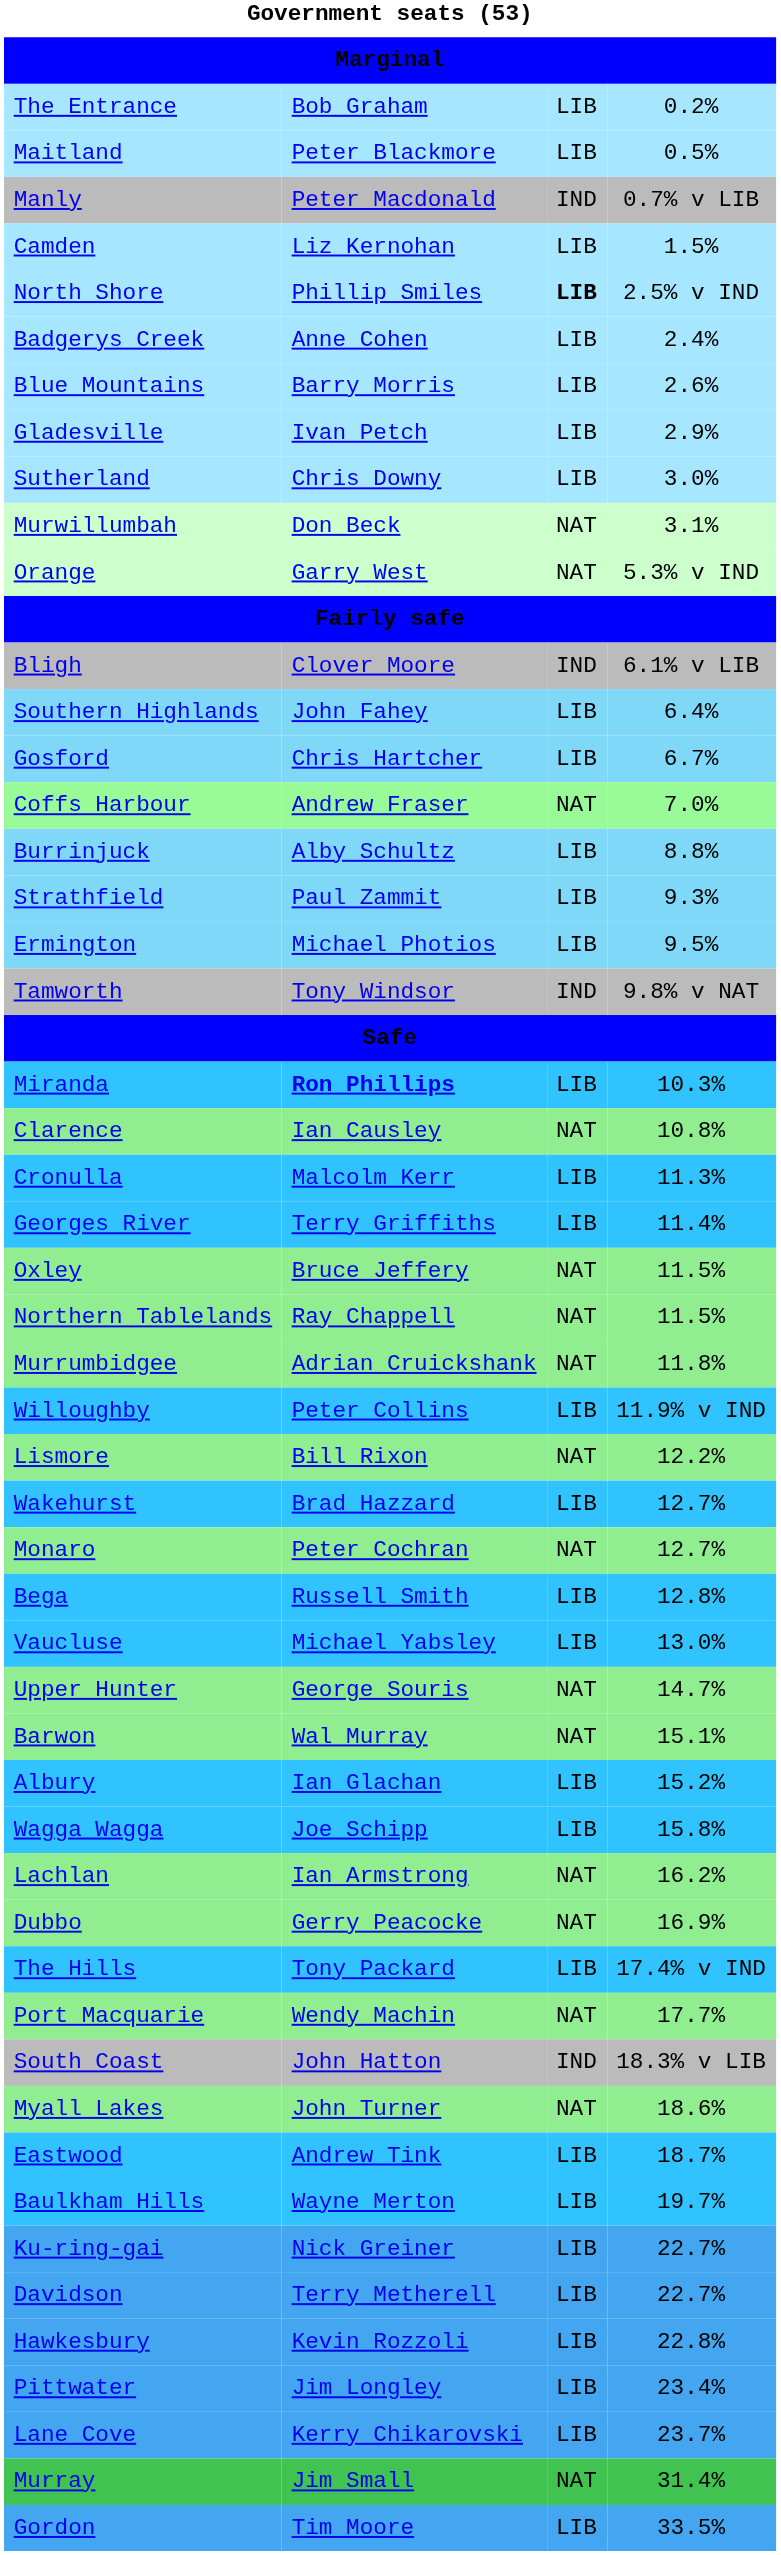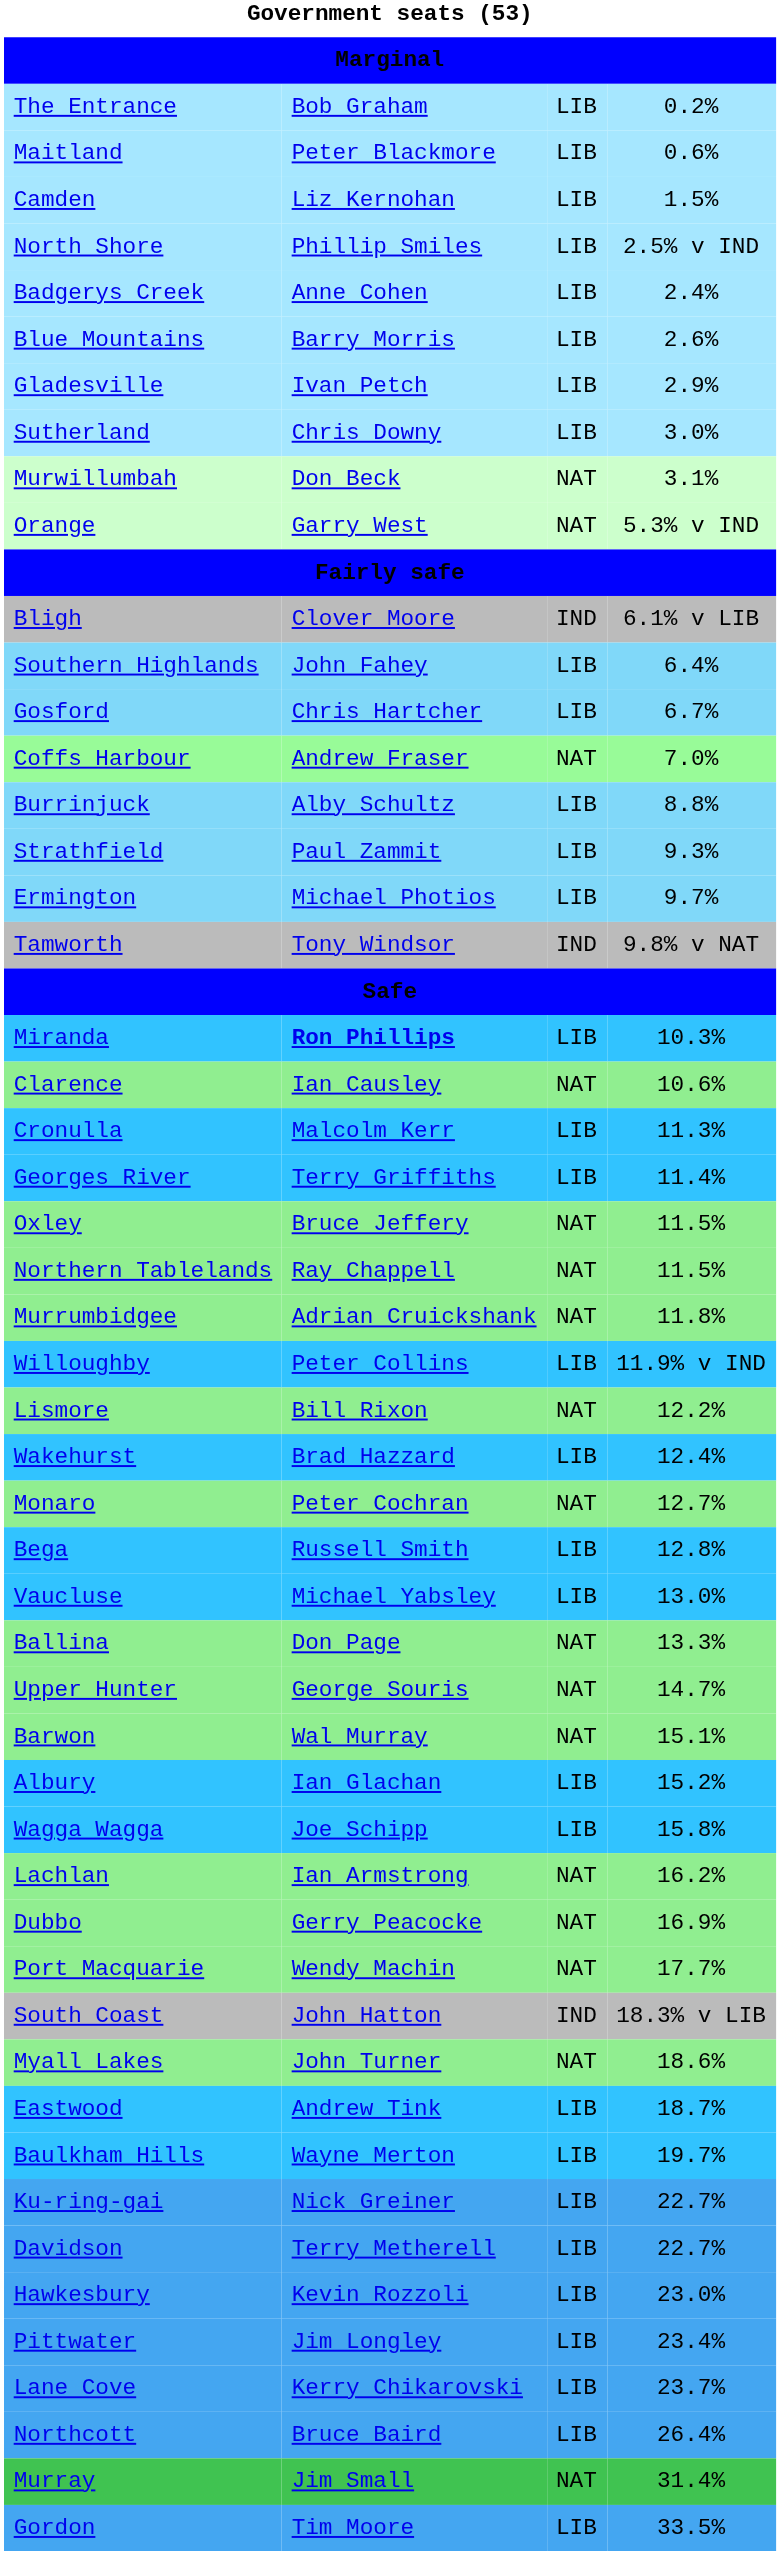(691, 153) 0.5% -> (691, 153) 0.6%
- row: (48, 200)
(576, 293) bold -> (576, 246) normal
(691, 945) 9.5% -> (691, 898) 9.7%
(691, 1131) 10.8% -> (691, 1084) 10.6%
(691, 1503) 12.7% -> (691, 1457) 12.4%
+ row: (61, 1643)
- row: (75, 1969)
(691, 2341) 22.8% -> (691, 2295) 23.0%
+ row: (75, 2434)
